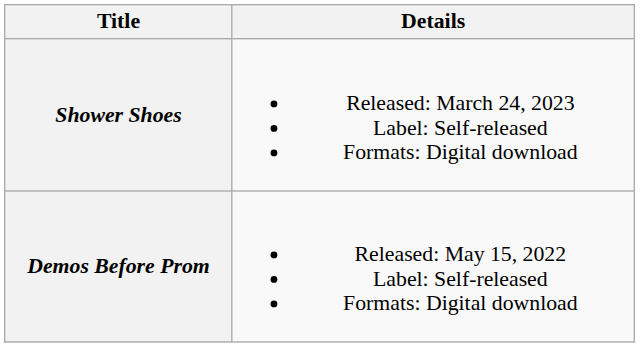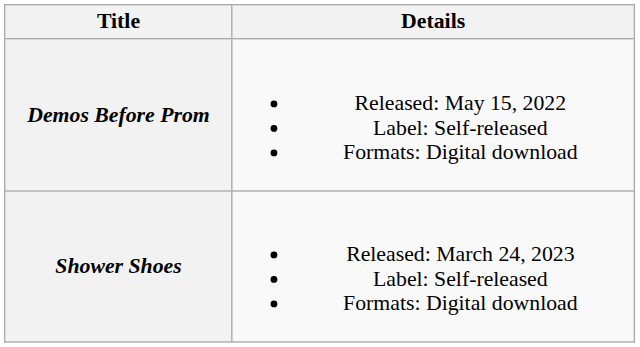rows swapped: (118, 266) <-> (118, 114)
